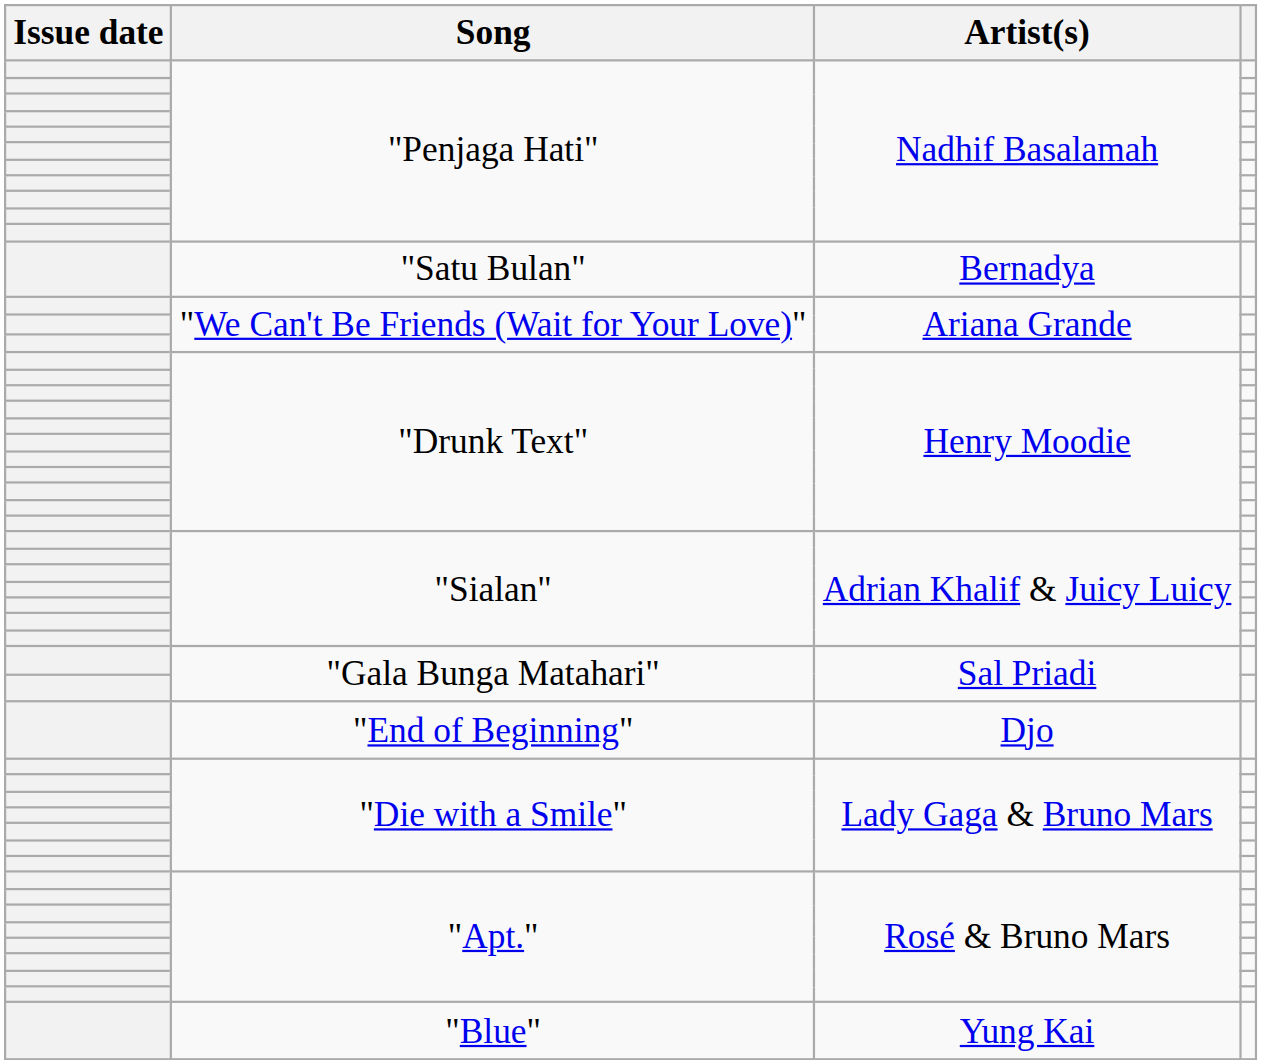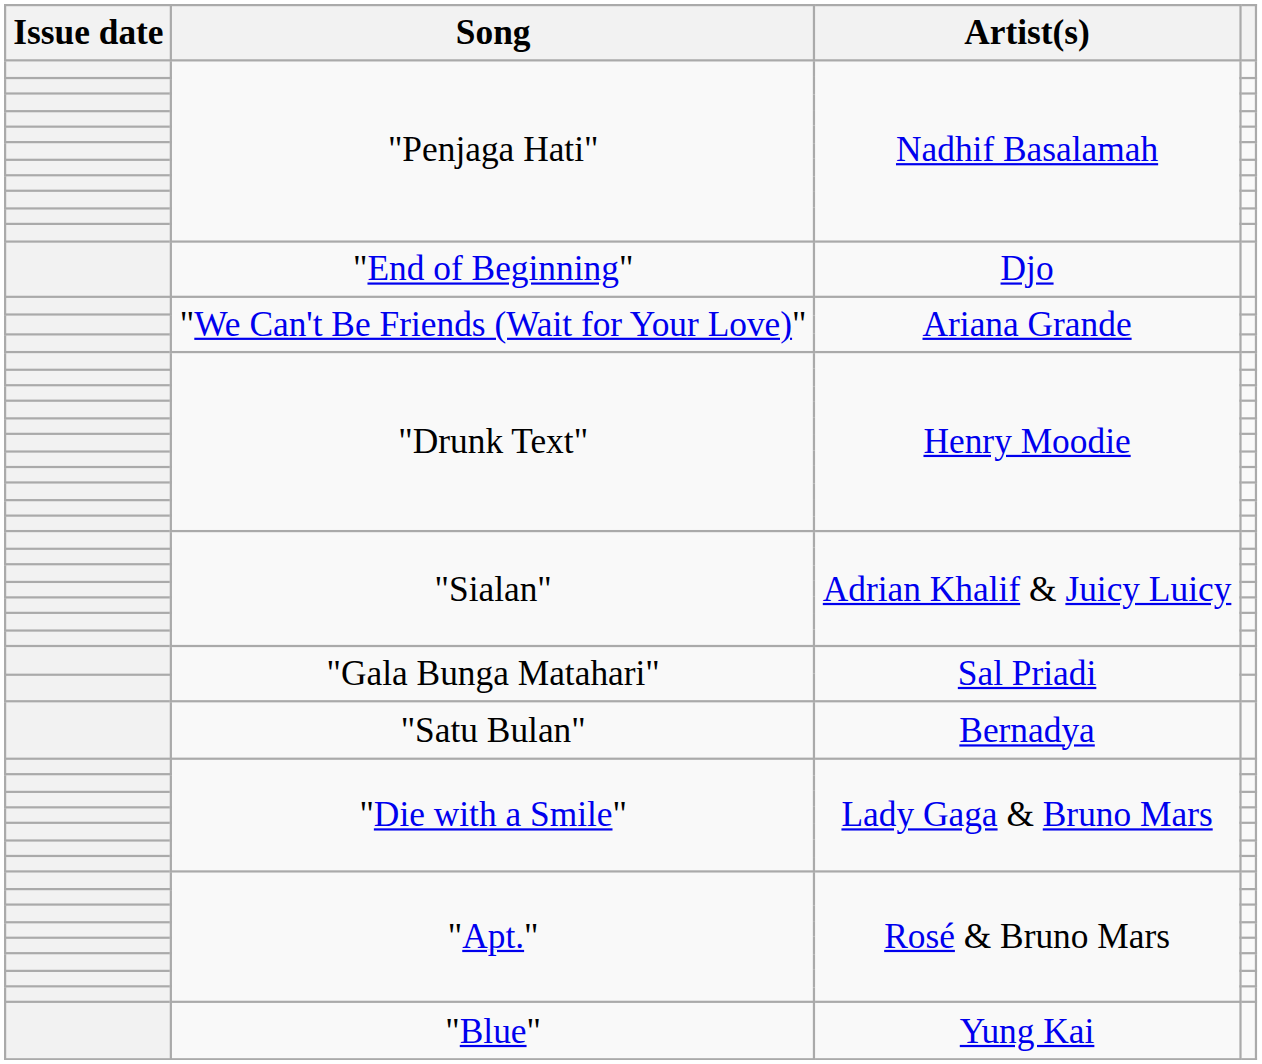rows swapped: (493, 729) <-> (493, 267)
